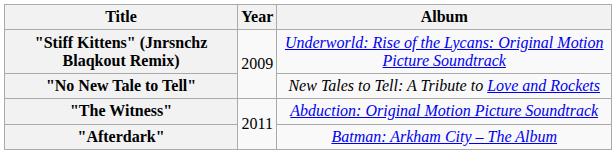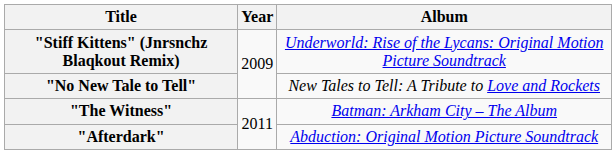(444, 111) Abduction: Original Motion Picture Soundtrack -> (444, 111) Batman: Arkham City – The Album
(444, 136) Batman: Arkham City – The Album -> (444, 136) Abduction: Original Motion Picture Soundtrack
